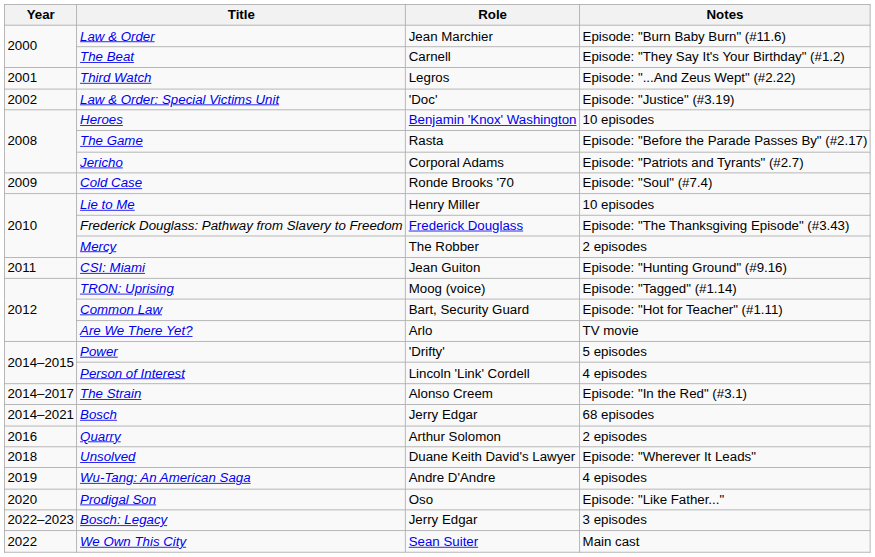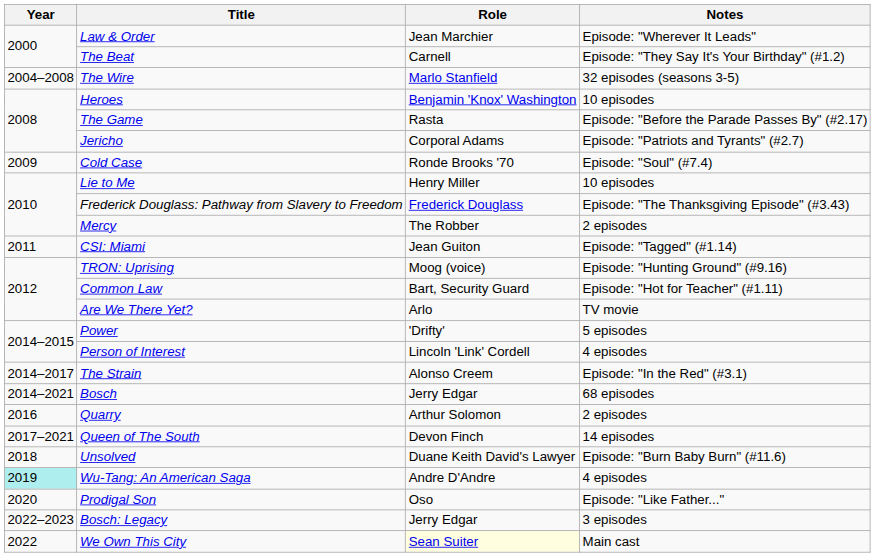(684, 36) Episode: "Burn Baby Burn" (#11.6) -> (669, 36) Episode: "Wherever It Leads"
- row: (116, 78)
- row: (180, 99)
+ row: (107, 78)
(685, 267) Episode: "Hunting Ground" (#9.16) -> (660, 246) Episode: "Tagged" (#1.14)
(660, 288) Episode: "Tagged" (#1.14) -> (685, 267) Episode: "Hunting Ground" (#9.16)
+ row: (140, 436)
(669, 457) Episode: "Wherever It Leads" -> (684, 457) Episode: "Burn Baby Burn" (#11.6)
(22, 478) no background -> (22, 478) paleturquoise background
(443, 541) no background -> (443, 541) lightyellow background
